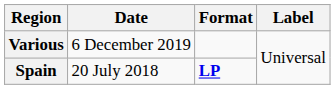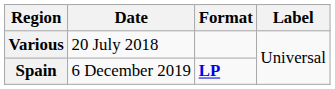(131, 44) 6 December 2019 -> (115, 44) 20 July 2018
(115, 71) 20 July 2018 -> (131, 71) 6 December 2019
